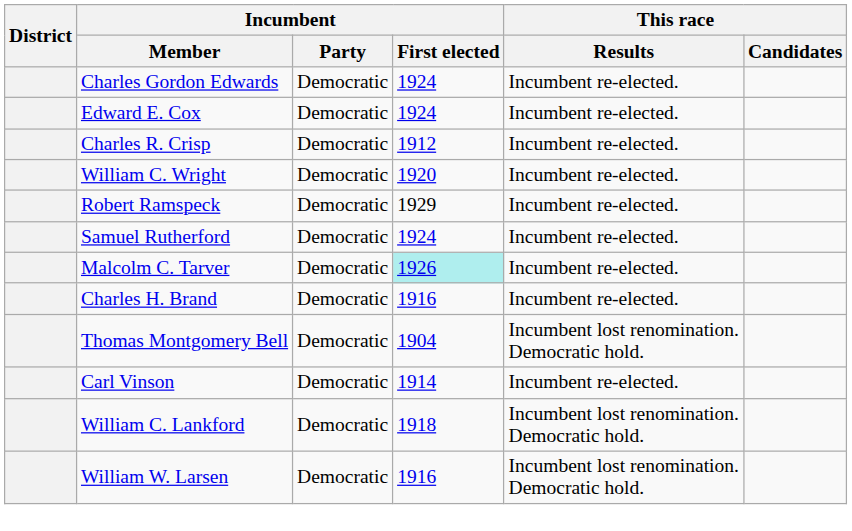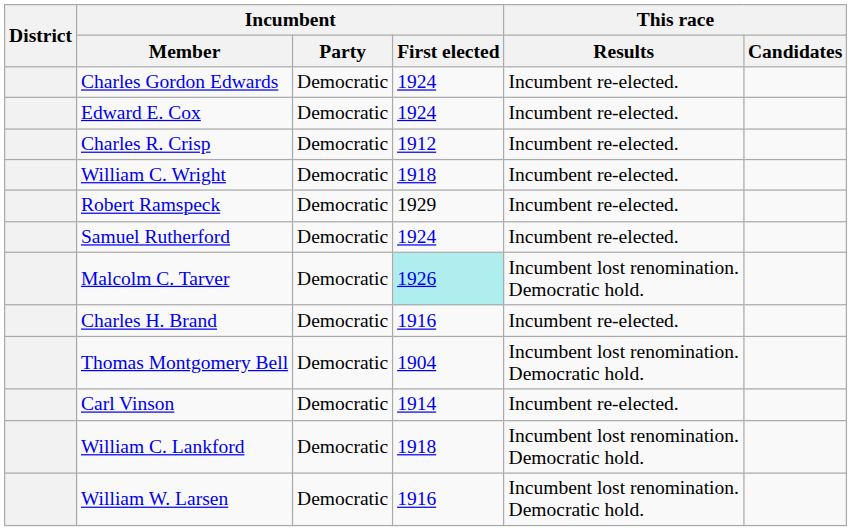(417, 174) 1920 -> (417, 174) 1918
(594, 267) Incumbent re-elected. -> (624, 278) Incumbent lost renomination. Democratic hold.
